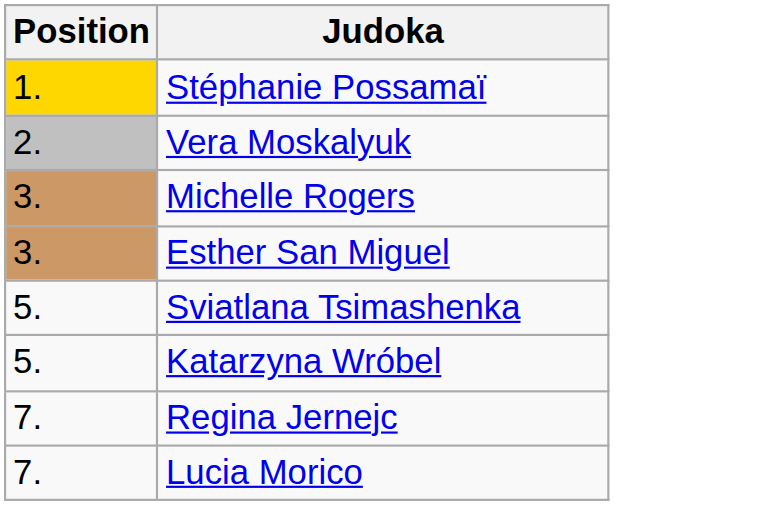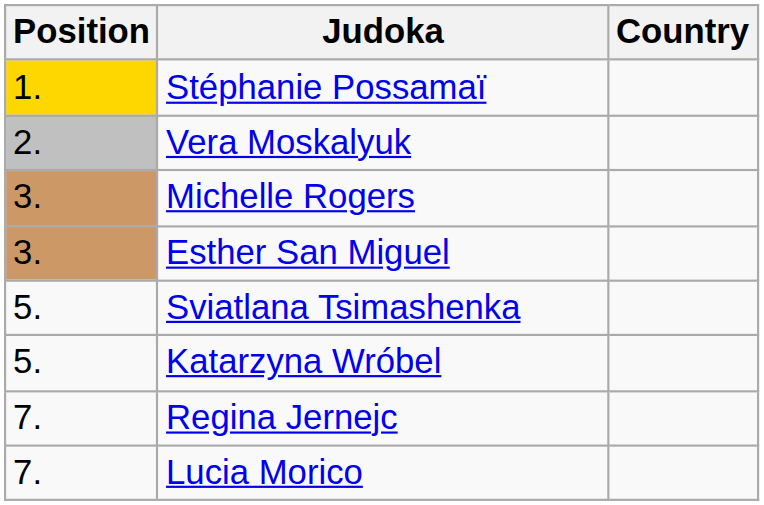+ column: (683, 32)
